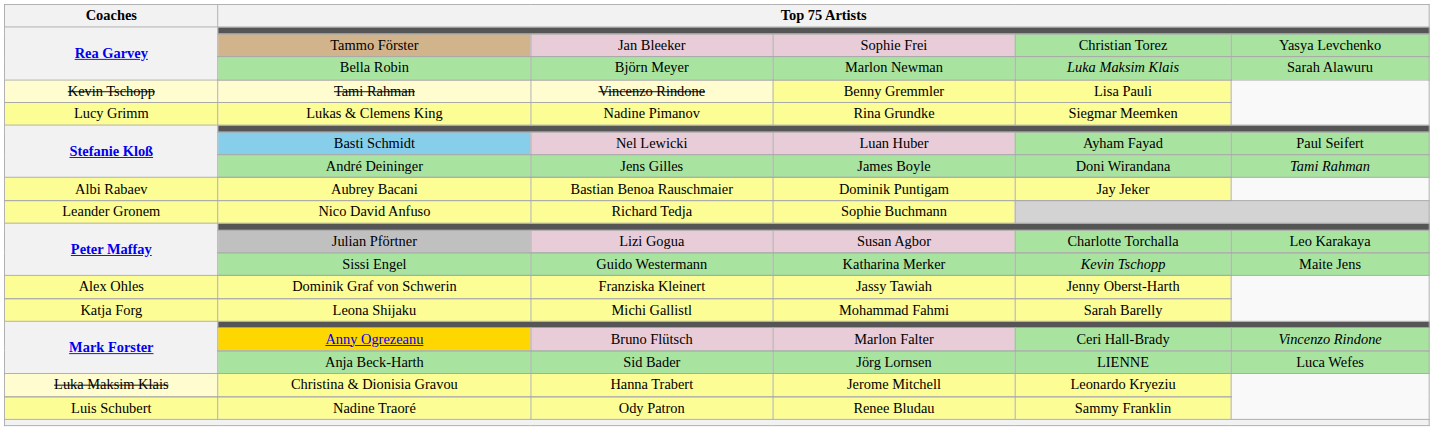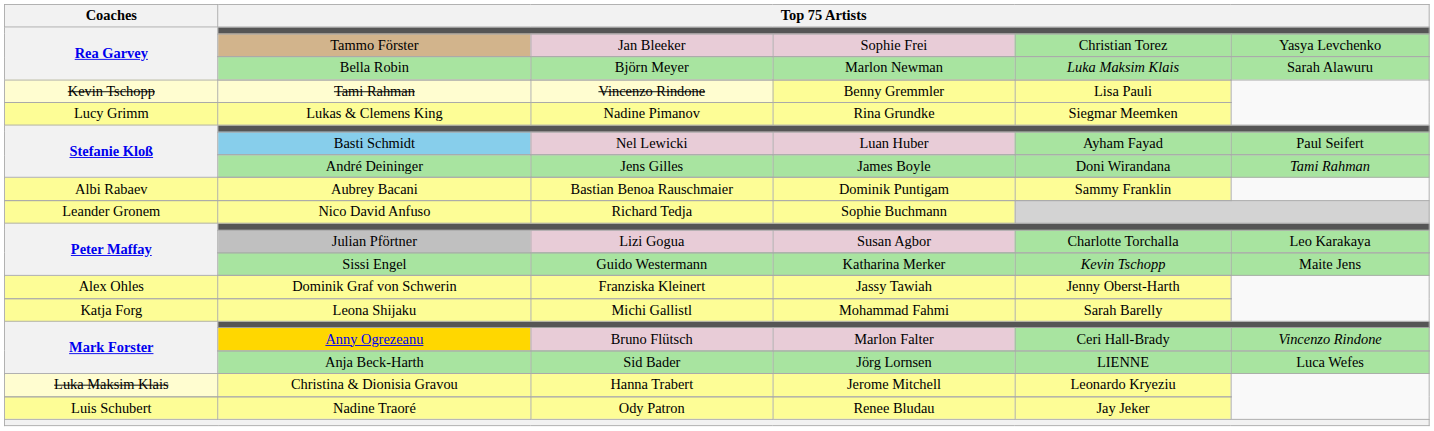(1123, 189) Jay Jeker -> (1123, 189) Sammy Franklin
(1123, 407) Sammy Franklin -> (1123, 407) Jay Jeker
